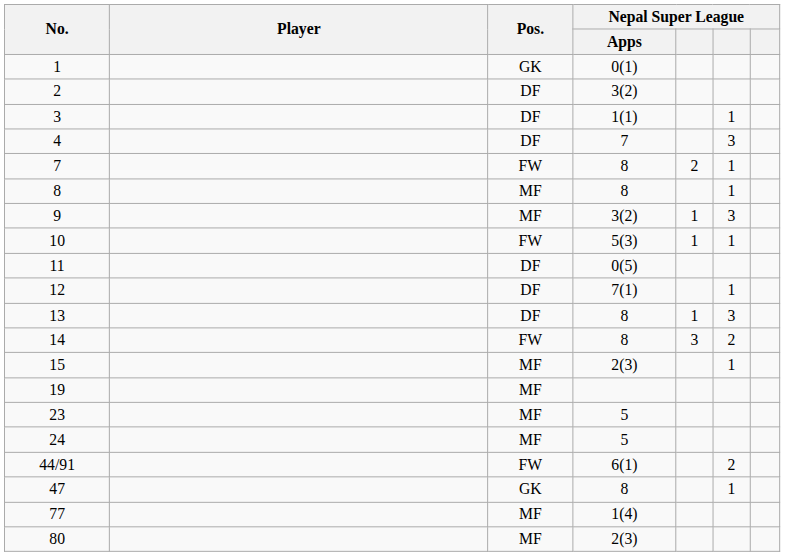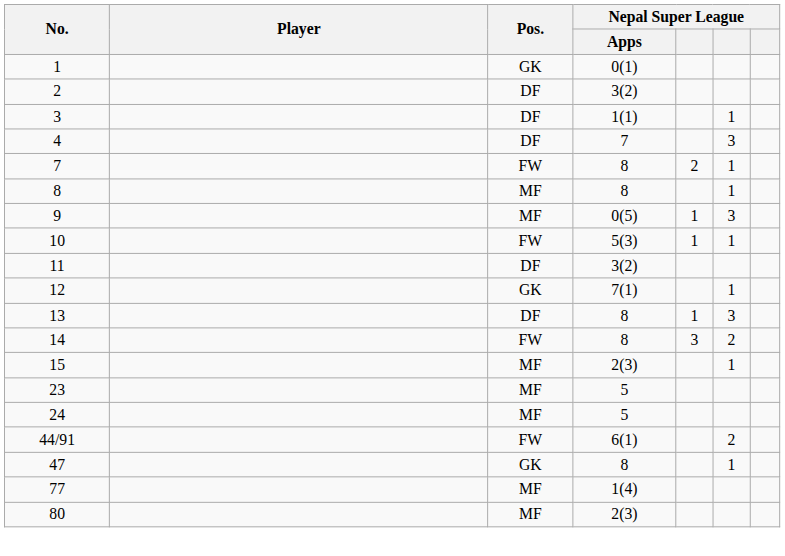(624, 215) 3(2) -> (624, 215) 0(5)
(624, 265) 0(5) -> (624, 265) 3(2)
(530, 290) DF -> (530, 290) GK
- row: (57, 389)
